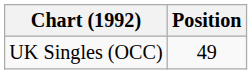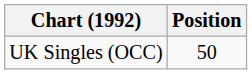(207, 52) 49 -> (207, 52) 50
